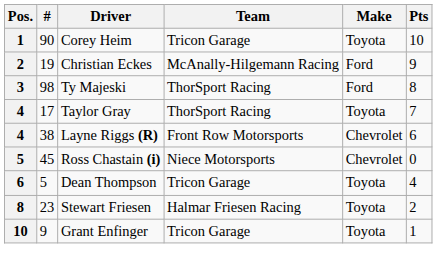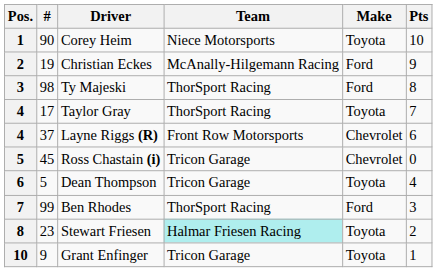(209, 40) Tricon Garage -> (221, 40) Niece Motorsports
(47, 135) 38 -> (47, 135) 37
(221, 159) Niece Motorsports -> (209, 159) Tricon Garage
+ row: (96, 207)
(234, 207) no background -> (234, 230) paleturquoise background
